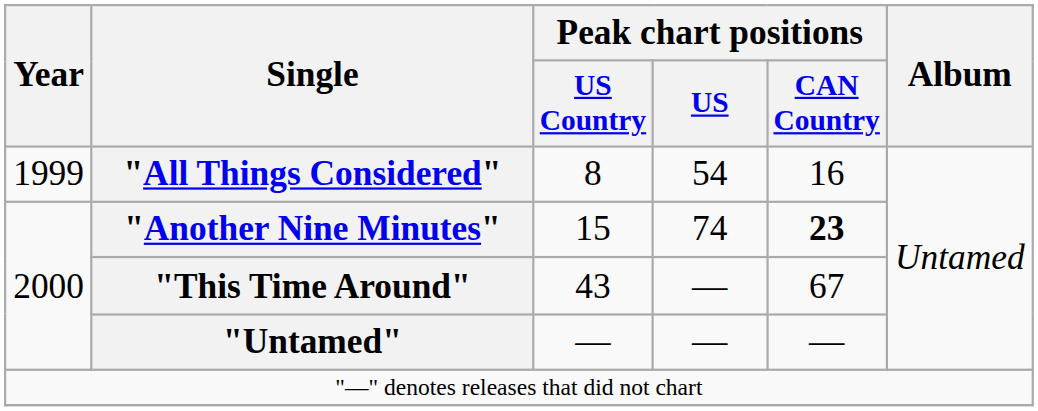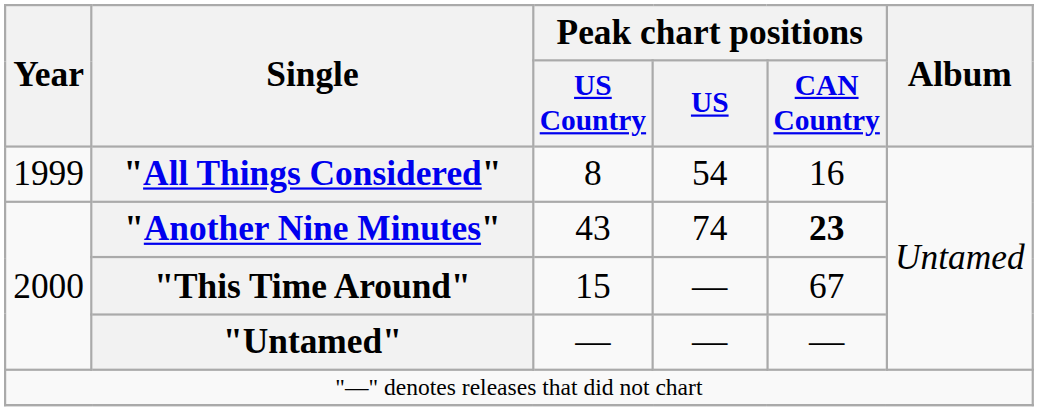(593, 229) 15 -> (593, 229) 43
(593, 285) 43 -> (593, 285) 15
